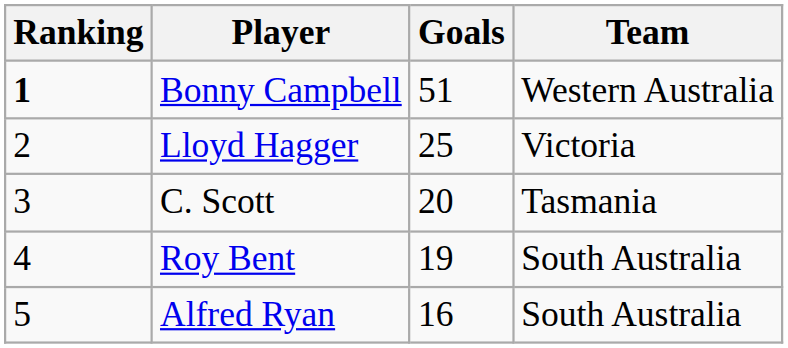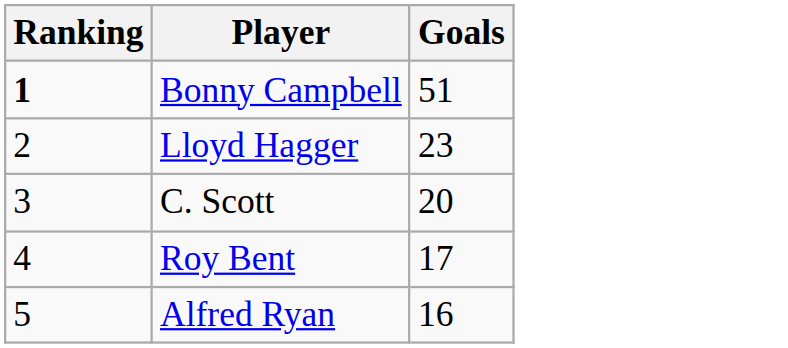- column: (648, 32)
(436, 145) 25 -> (436, 145) 23
(436, 257) 19 -> (436, 257) 17
